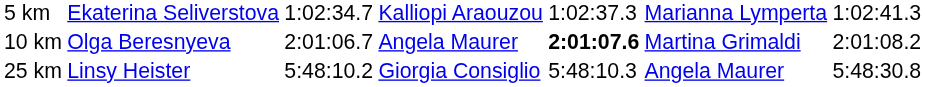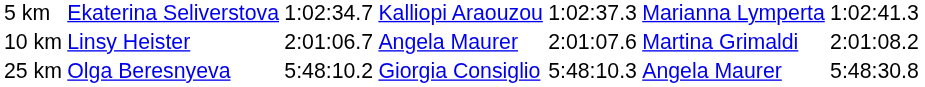(149, 42) Olga Beresnyeva -> (129, 42) Linsy Heister
(594, 42) bold -> (593, 42) normal
(129, 71) Linsy Heister -> (149, 71) Olga Beresnyeva
